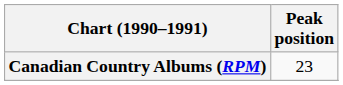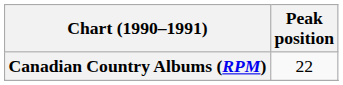(304, 66) 23 -> (304, 66) 22
